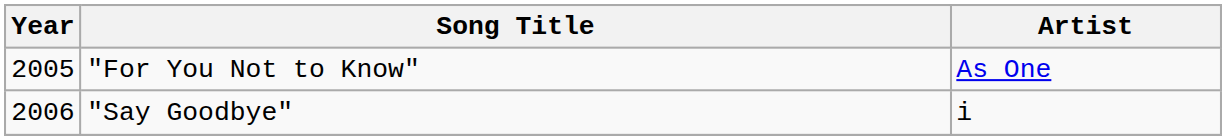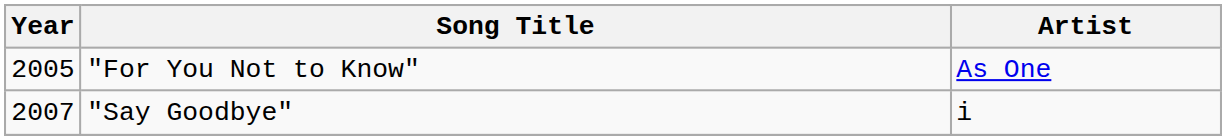(43, 113) 2006 -> (43, 113) 2007
